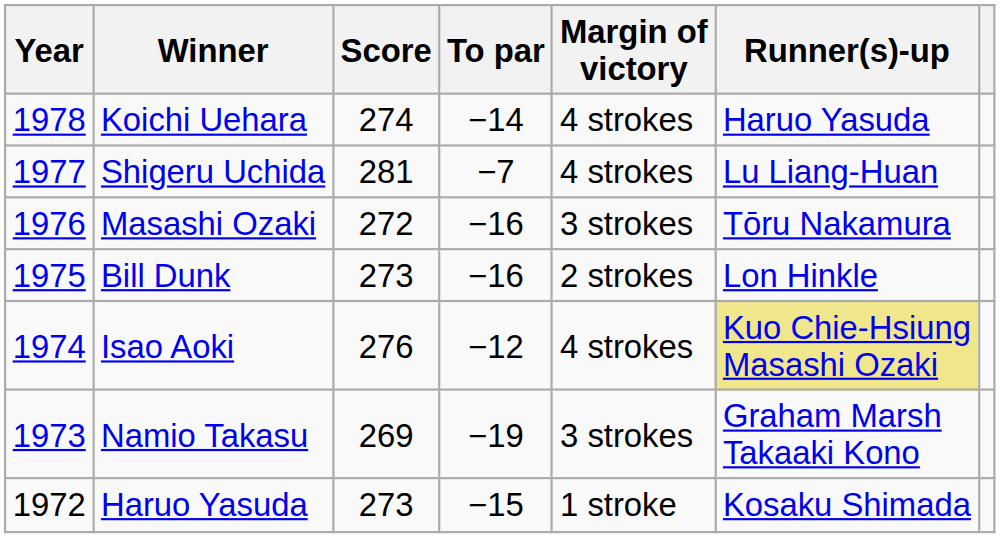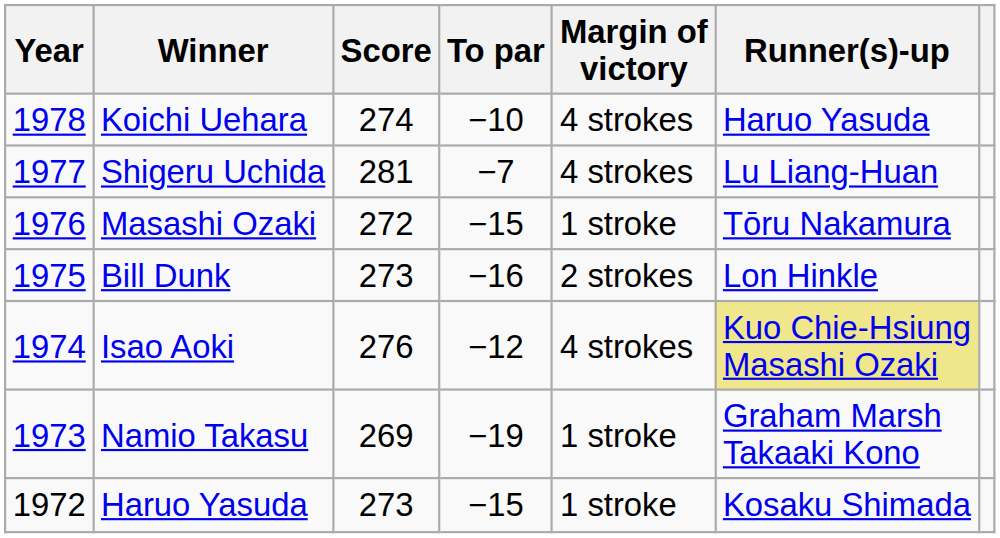(496, 120) −14 -> (496, 120) −10
(496, 224) −16 -> (496, 224) −15
(627, 224) 3 strokes -> (618, 224) 1 stroke
(627, 435) 3 strokes -> (618, 435) 1 stroke
